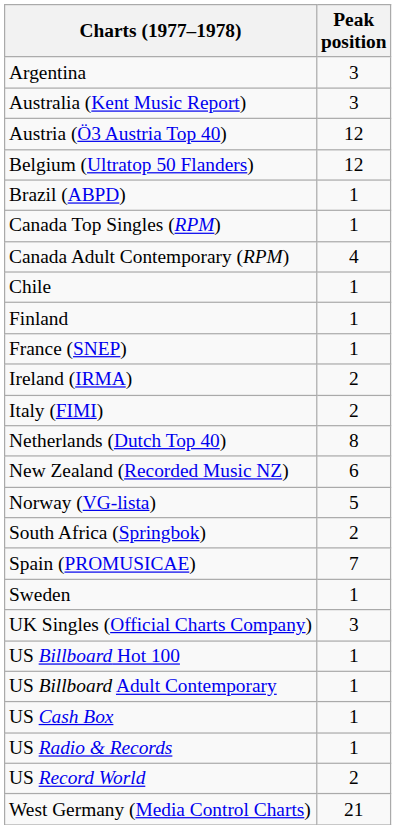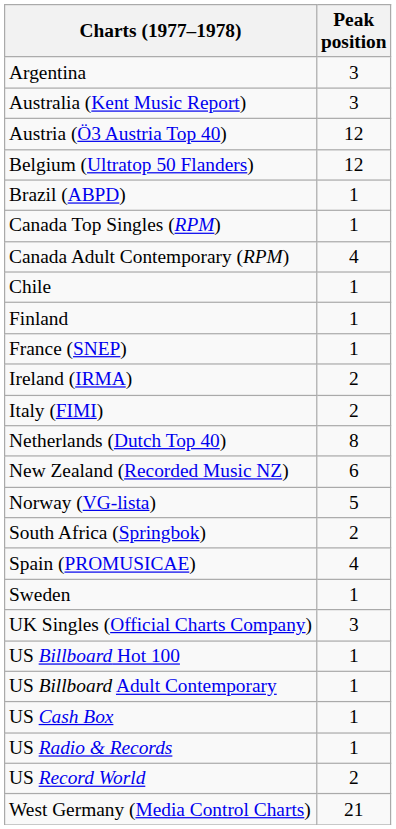(354, 563) 7 -> (354, 563) 4
